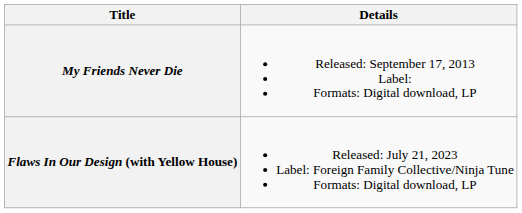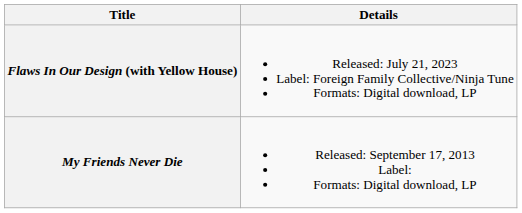rows swapped: (122, 70) <-> (122, 162)
